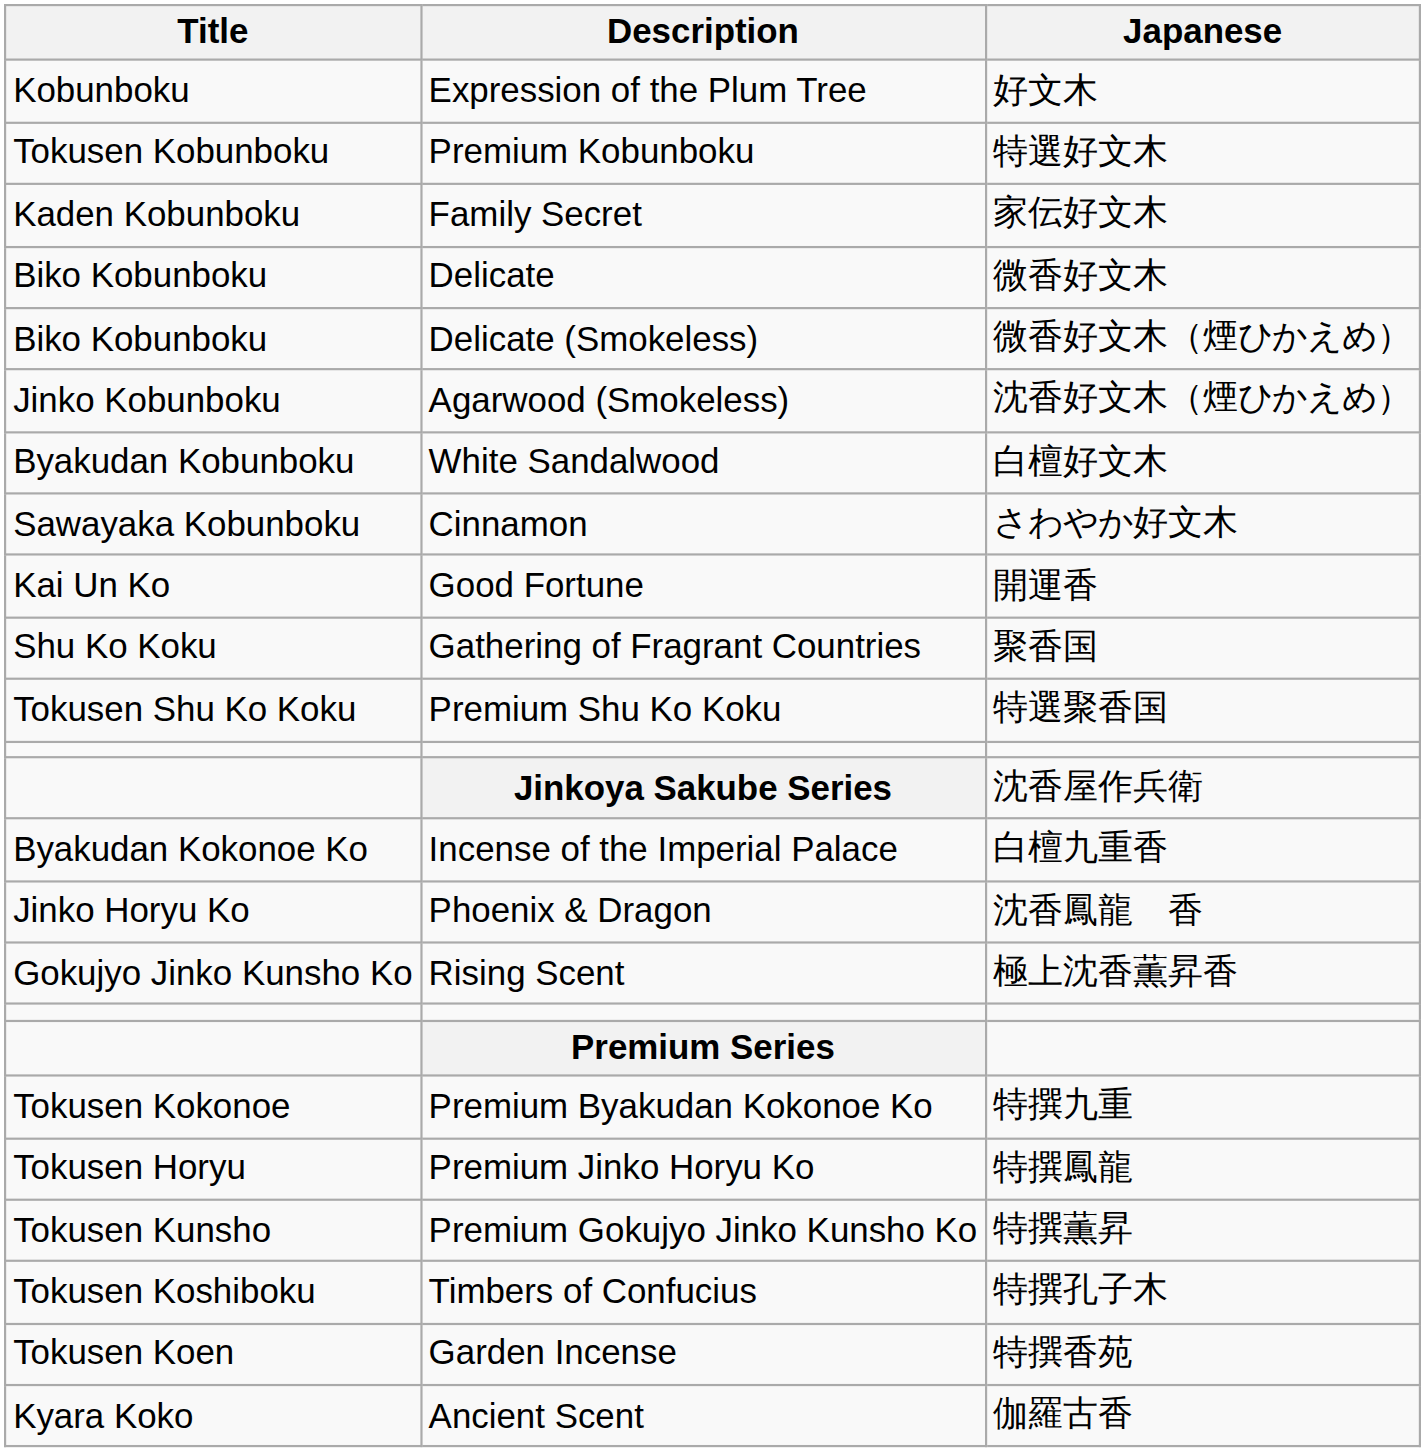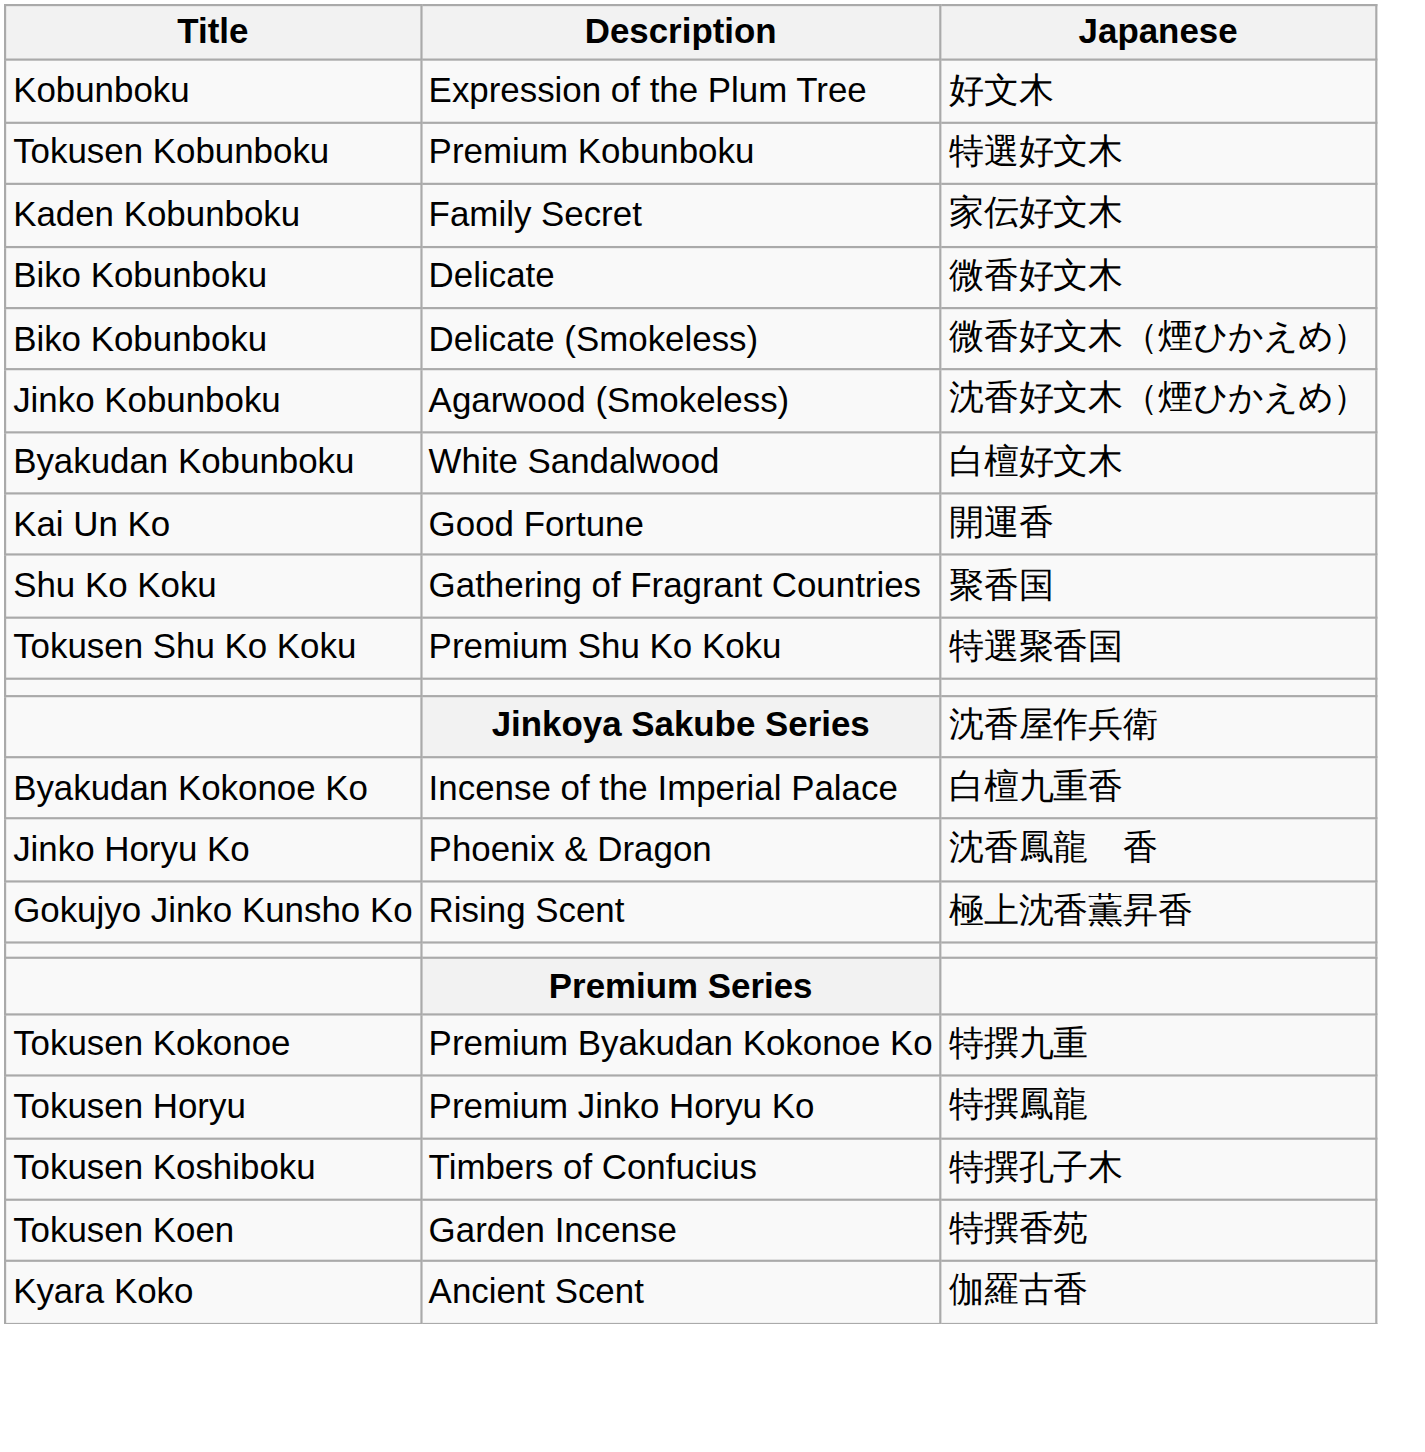- row: (508, 523)
- row: (703, 1229)
